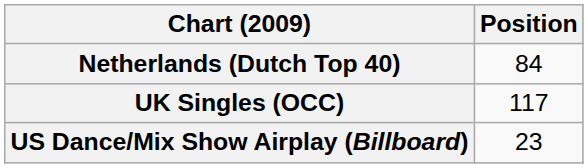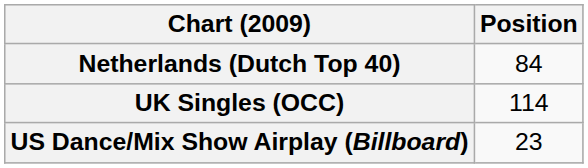(529, 102) 117 -> (529, 102) 114
